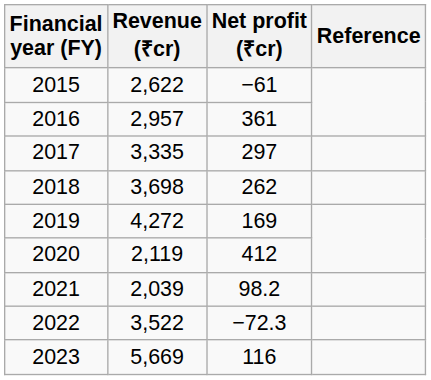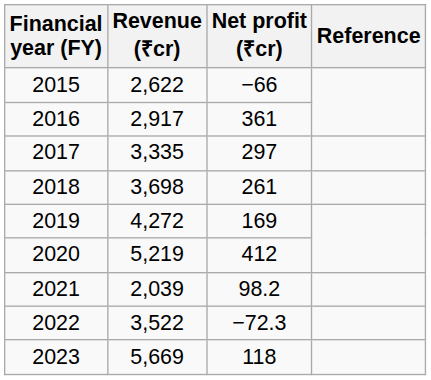(259, 84) −61 -> (259, 84) −66
(157, 118) 2,957 -> (157, 118) 2,917
(259, 186) 262 -> (259, 186) 261
(157, 254) 2,119 -> (157, 254) 5,219
(259, 357) 116 -> (259, 357) 118
